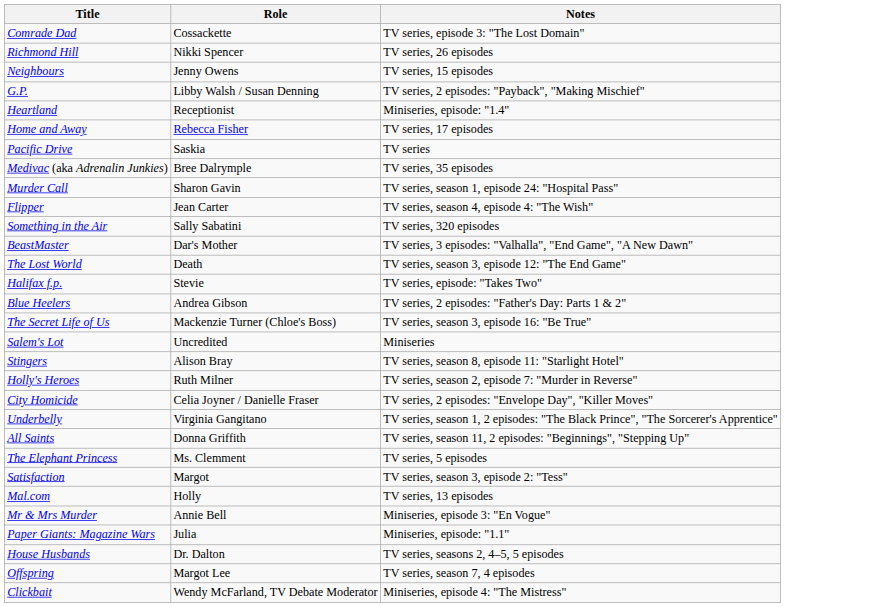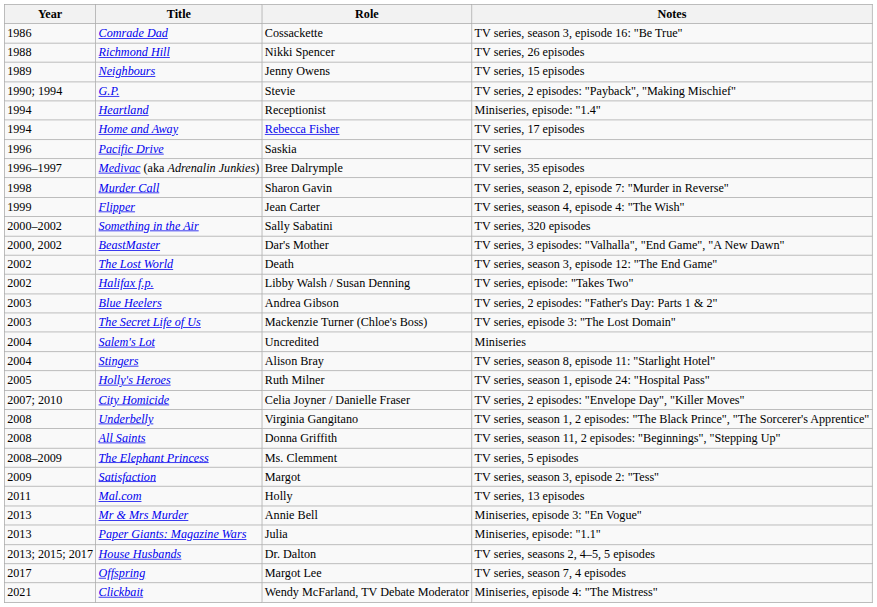+ column: (50, 14)
(484, 33) TV series, episode 3: "The Lost Domain" -> (579, 33) TV series, season 3, episode 16: "Be True"
(246, 91) Libby Walsh / Susan Denning -> (280, 91) Stevie
(501, 187) TV series, season 1, episode 24: "Hospital Pass" -> (602, 187) TV series, season 2, episode 7: "Murder in Reverse"
(189, 284) Stevie -> (337, 284) Libby Walsh / Susan Denning
(487, 322) TV series, season 3, episode 16: "Be True" -> (575, 322) TV series, episode 3: "The Lost Domain"
(510, 380) TV series, season 2, episode 7: "Murder in Reverse" -> (592, 380) TV series, season 1, episode 24: "Hospital Pass"
